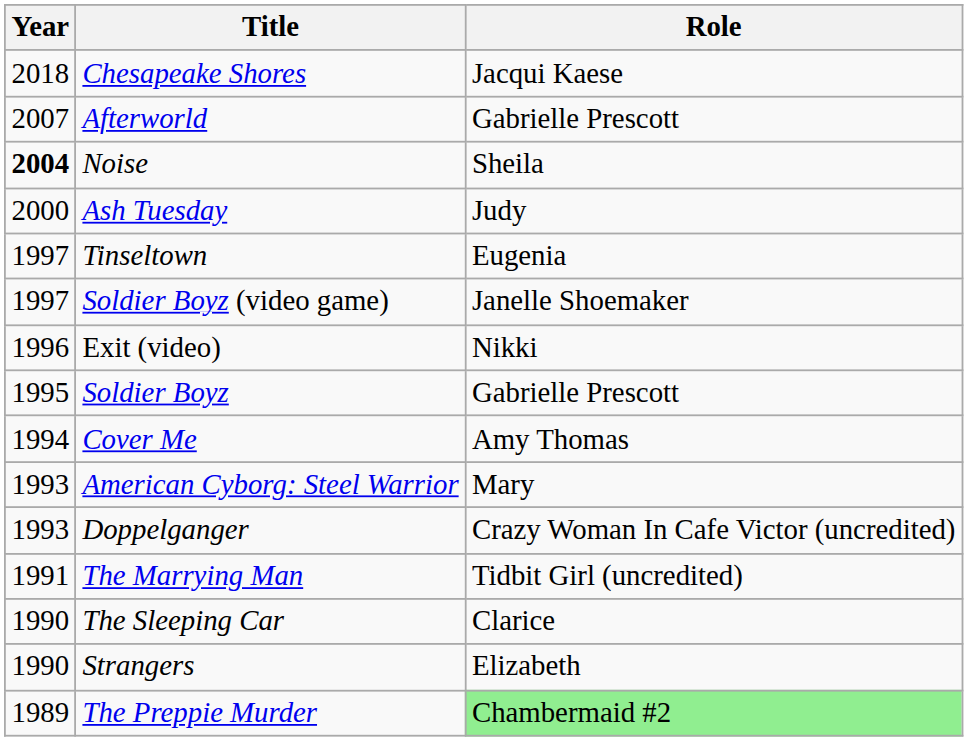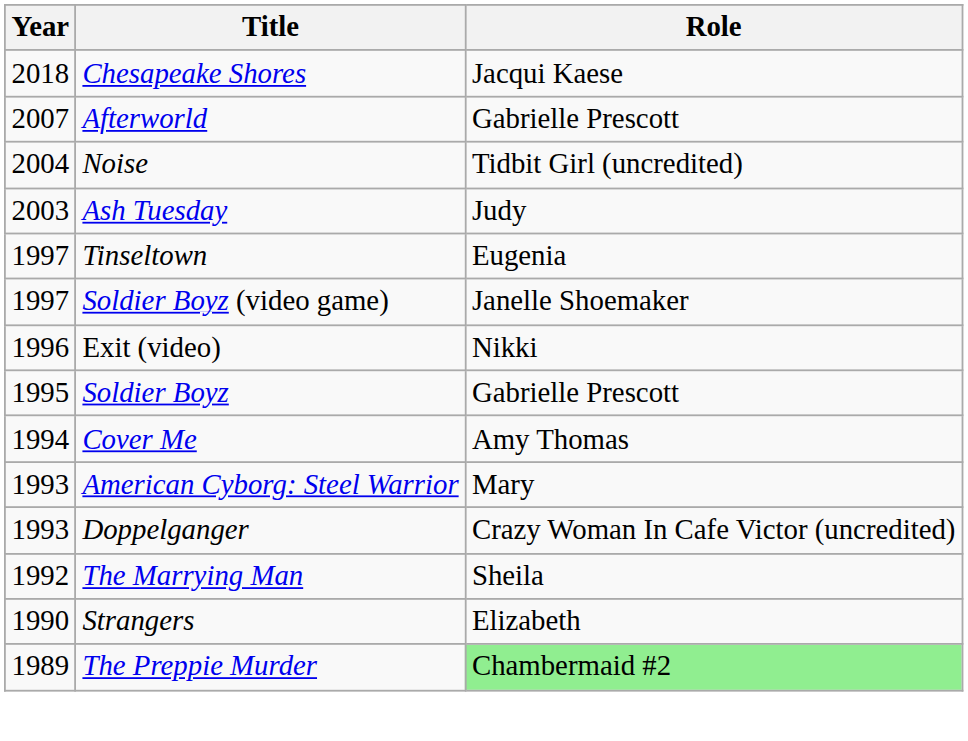(40, 164) bold -> (40, 164) normal
(508, 164) Sheila -> (607, 164) Tidbit Girl (uncredited)
(40, 210) 2000 -> (40, 210) 2003
(40, 575) 1991 -> (40, 575) 1992
(607, 575) Tidbit Girl (uncredited) -> (508, 575) Sheila
- row: (183, 621)
